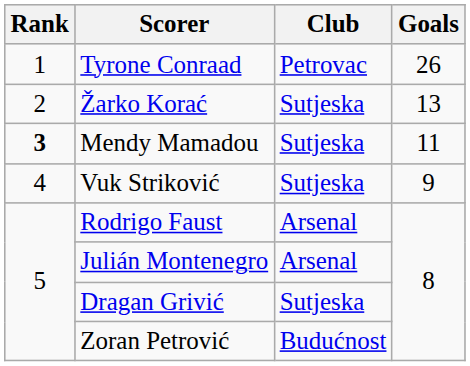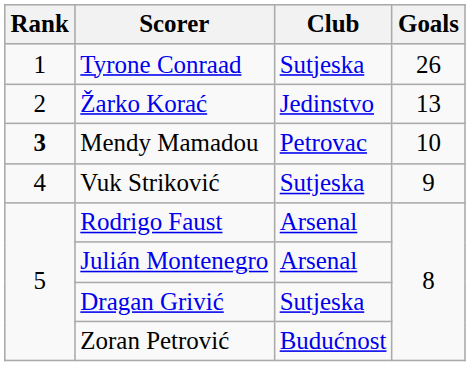(323, 63) Petrovac -> (322, 63) Sutjeska
(322, 103) Sutjeska -> (327, 103) Jedinstvo
(322, 143) Sutjeska -> (323, 143) Petrovac
(428, 143) 11 -> (428, 143) 10
